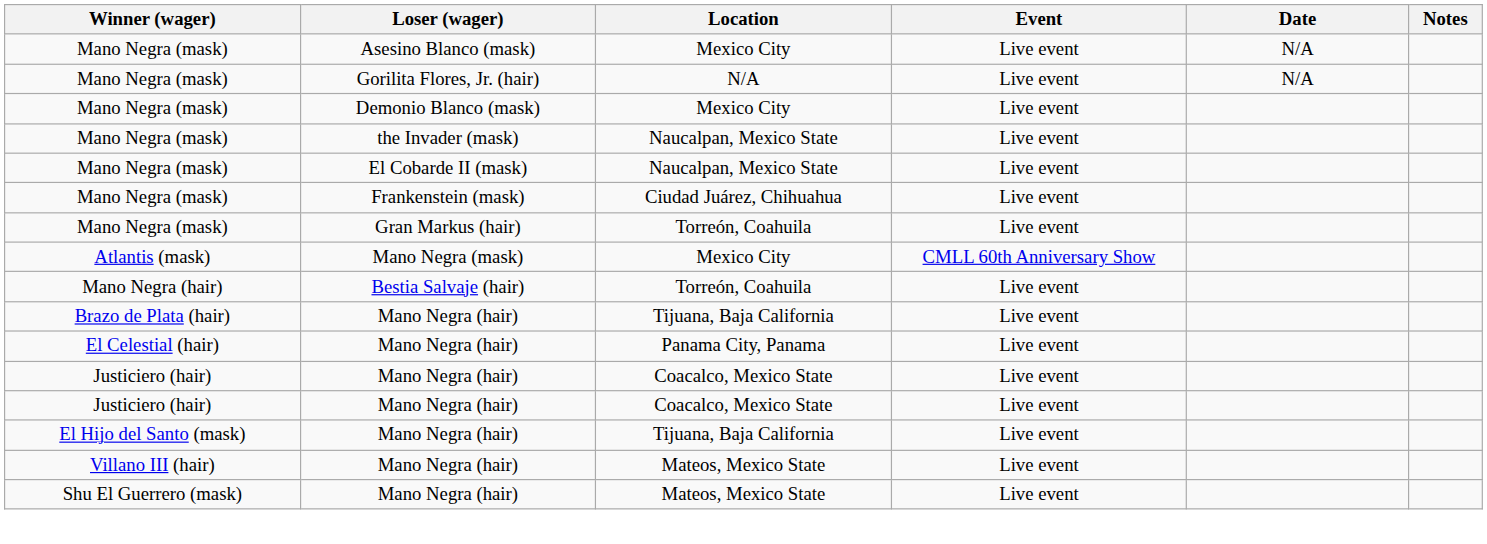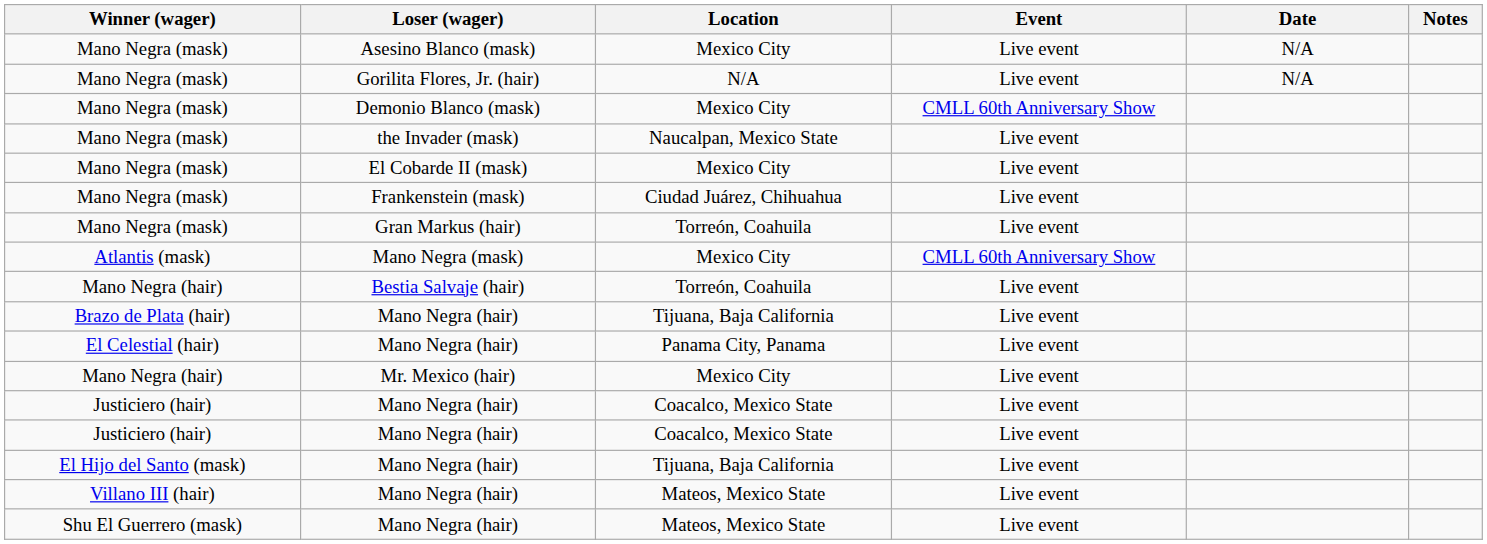(1039, 108) Live event -> (1039, 108) CMLL 60th Anniversary Show
(743, 167) Naucalpan, Mexico State -> (743, 167) Mexico City
+ row: (152, 375)
